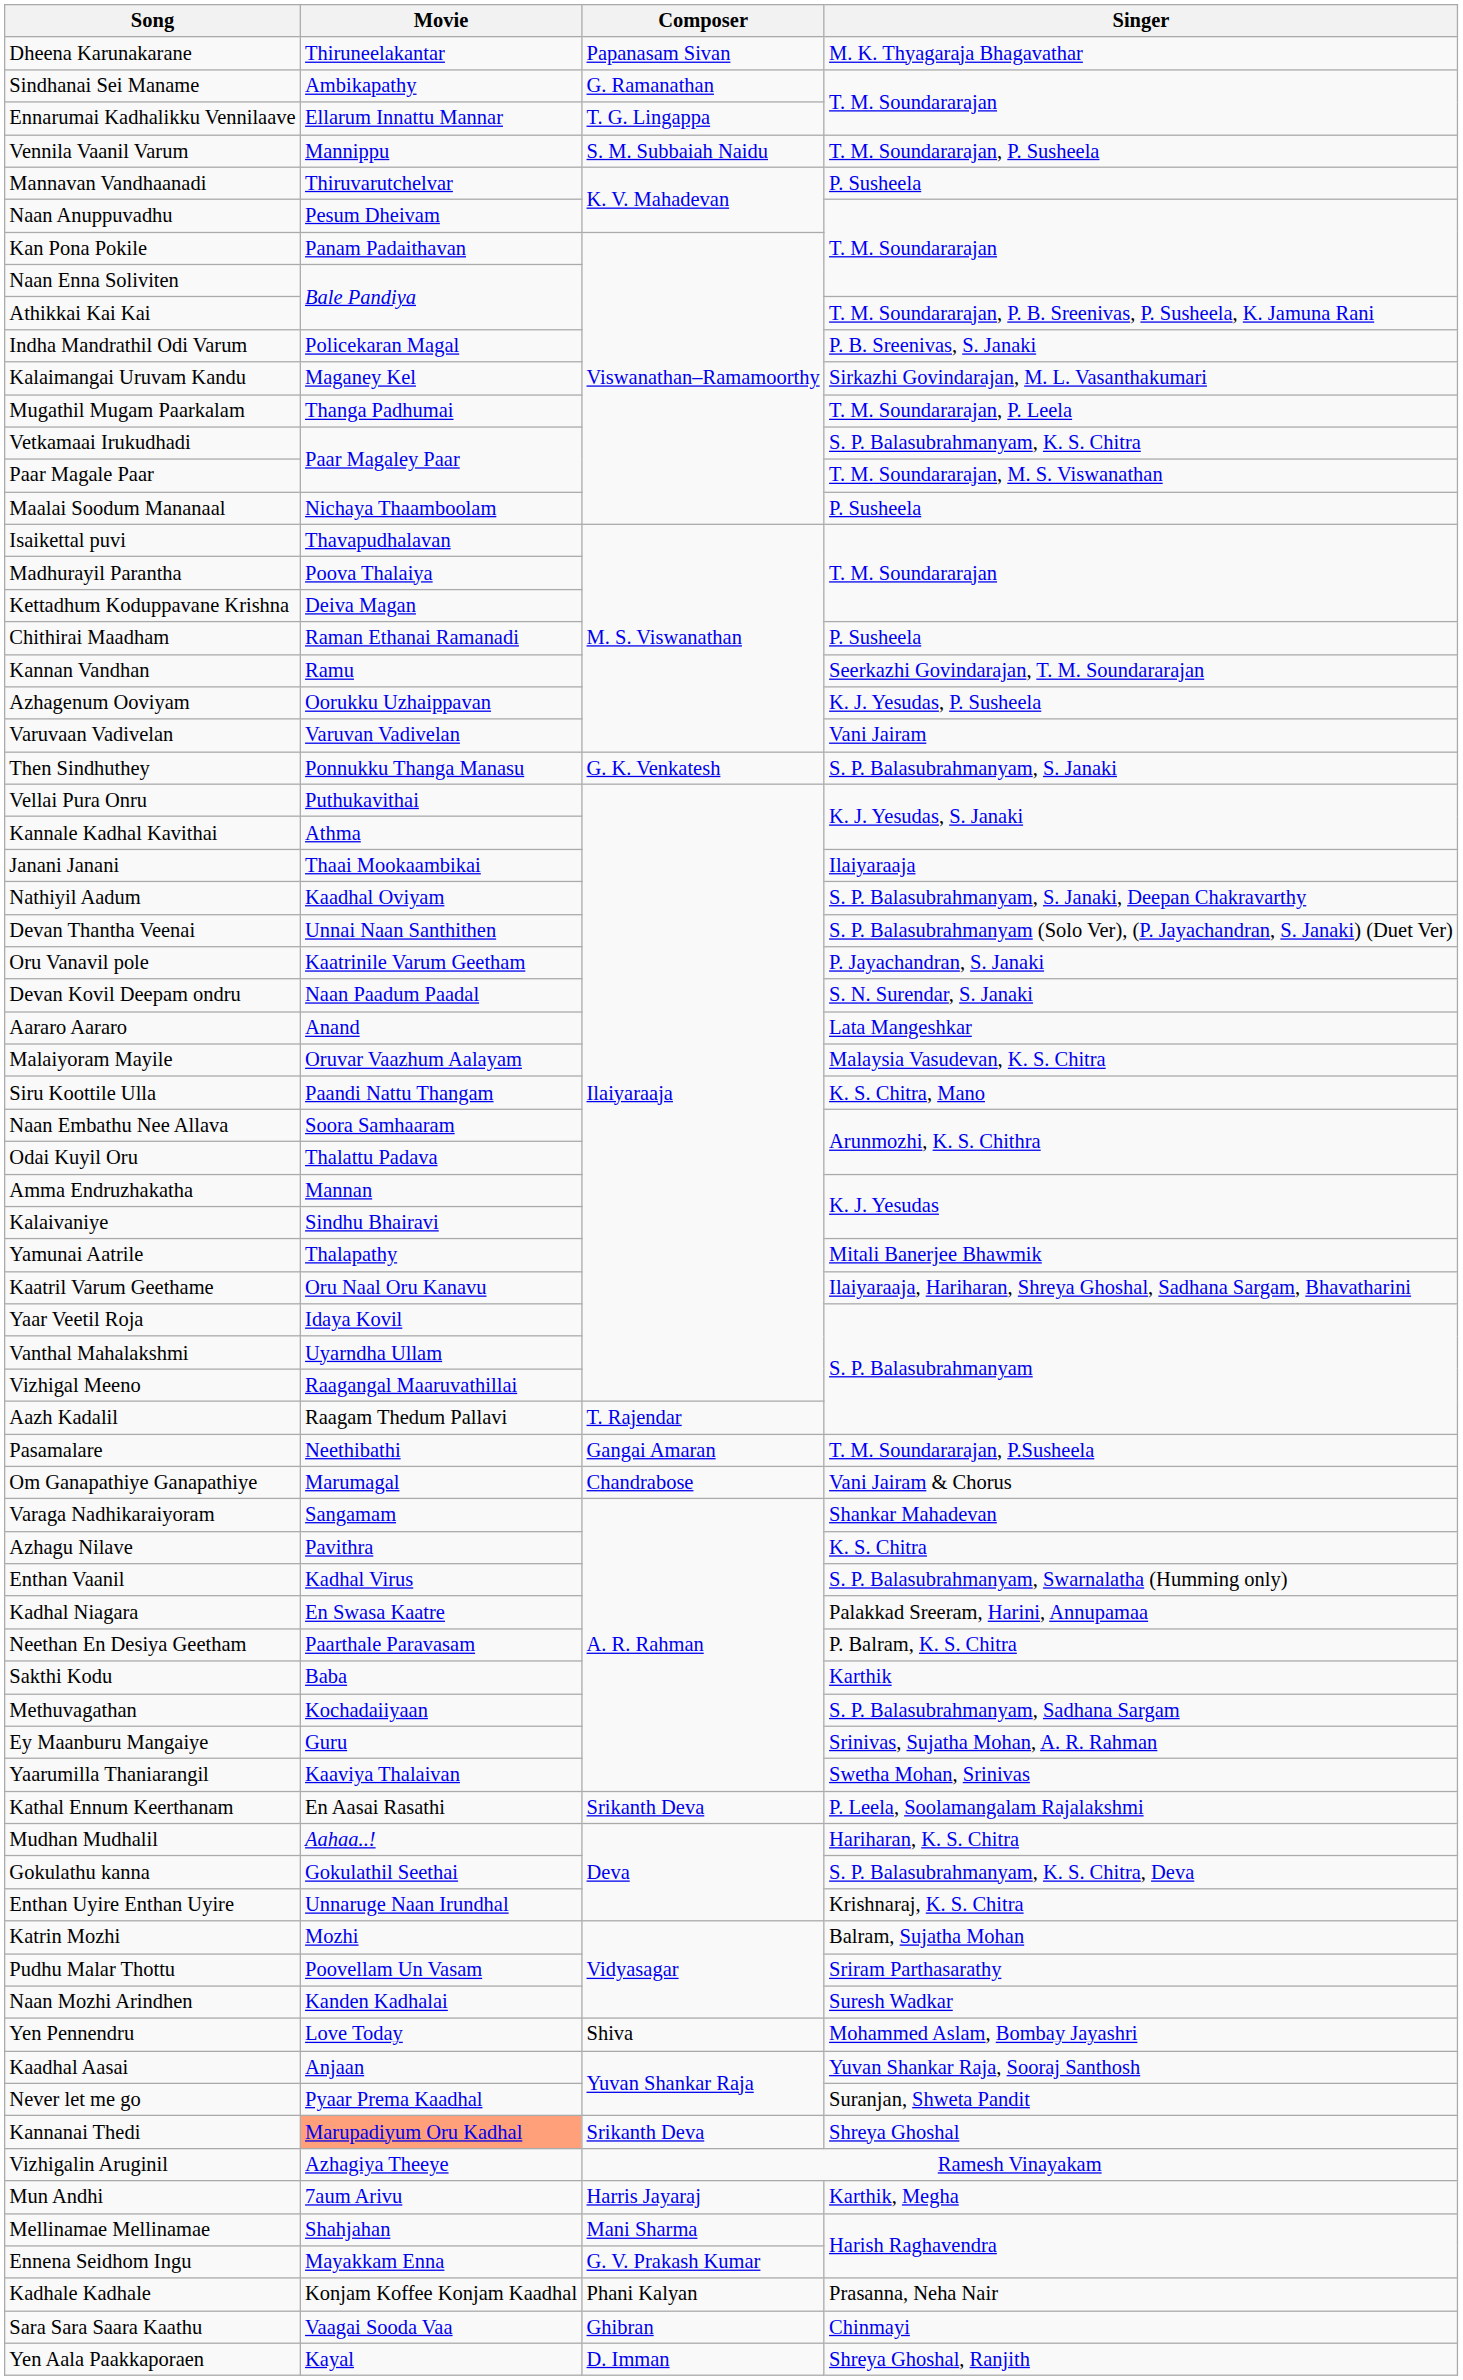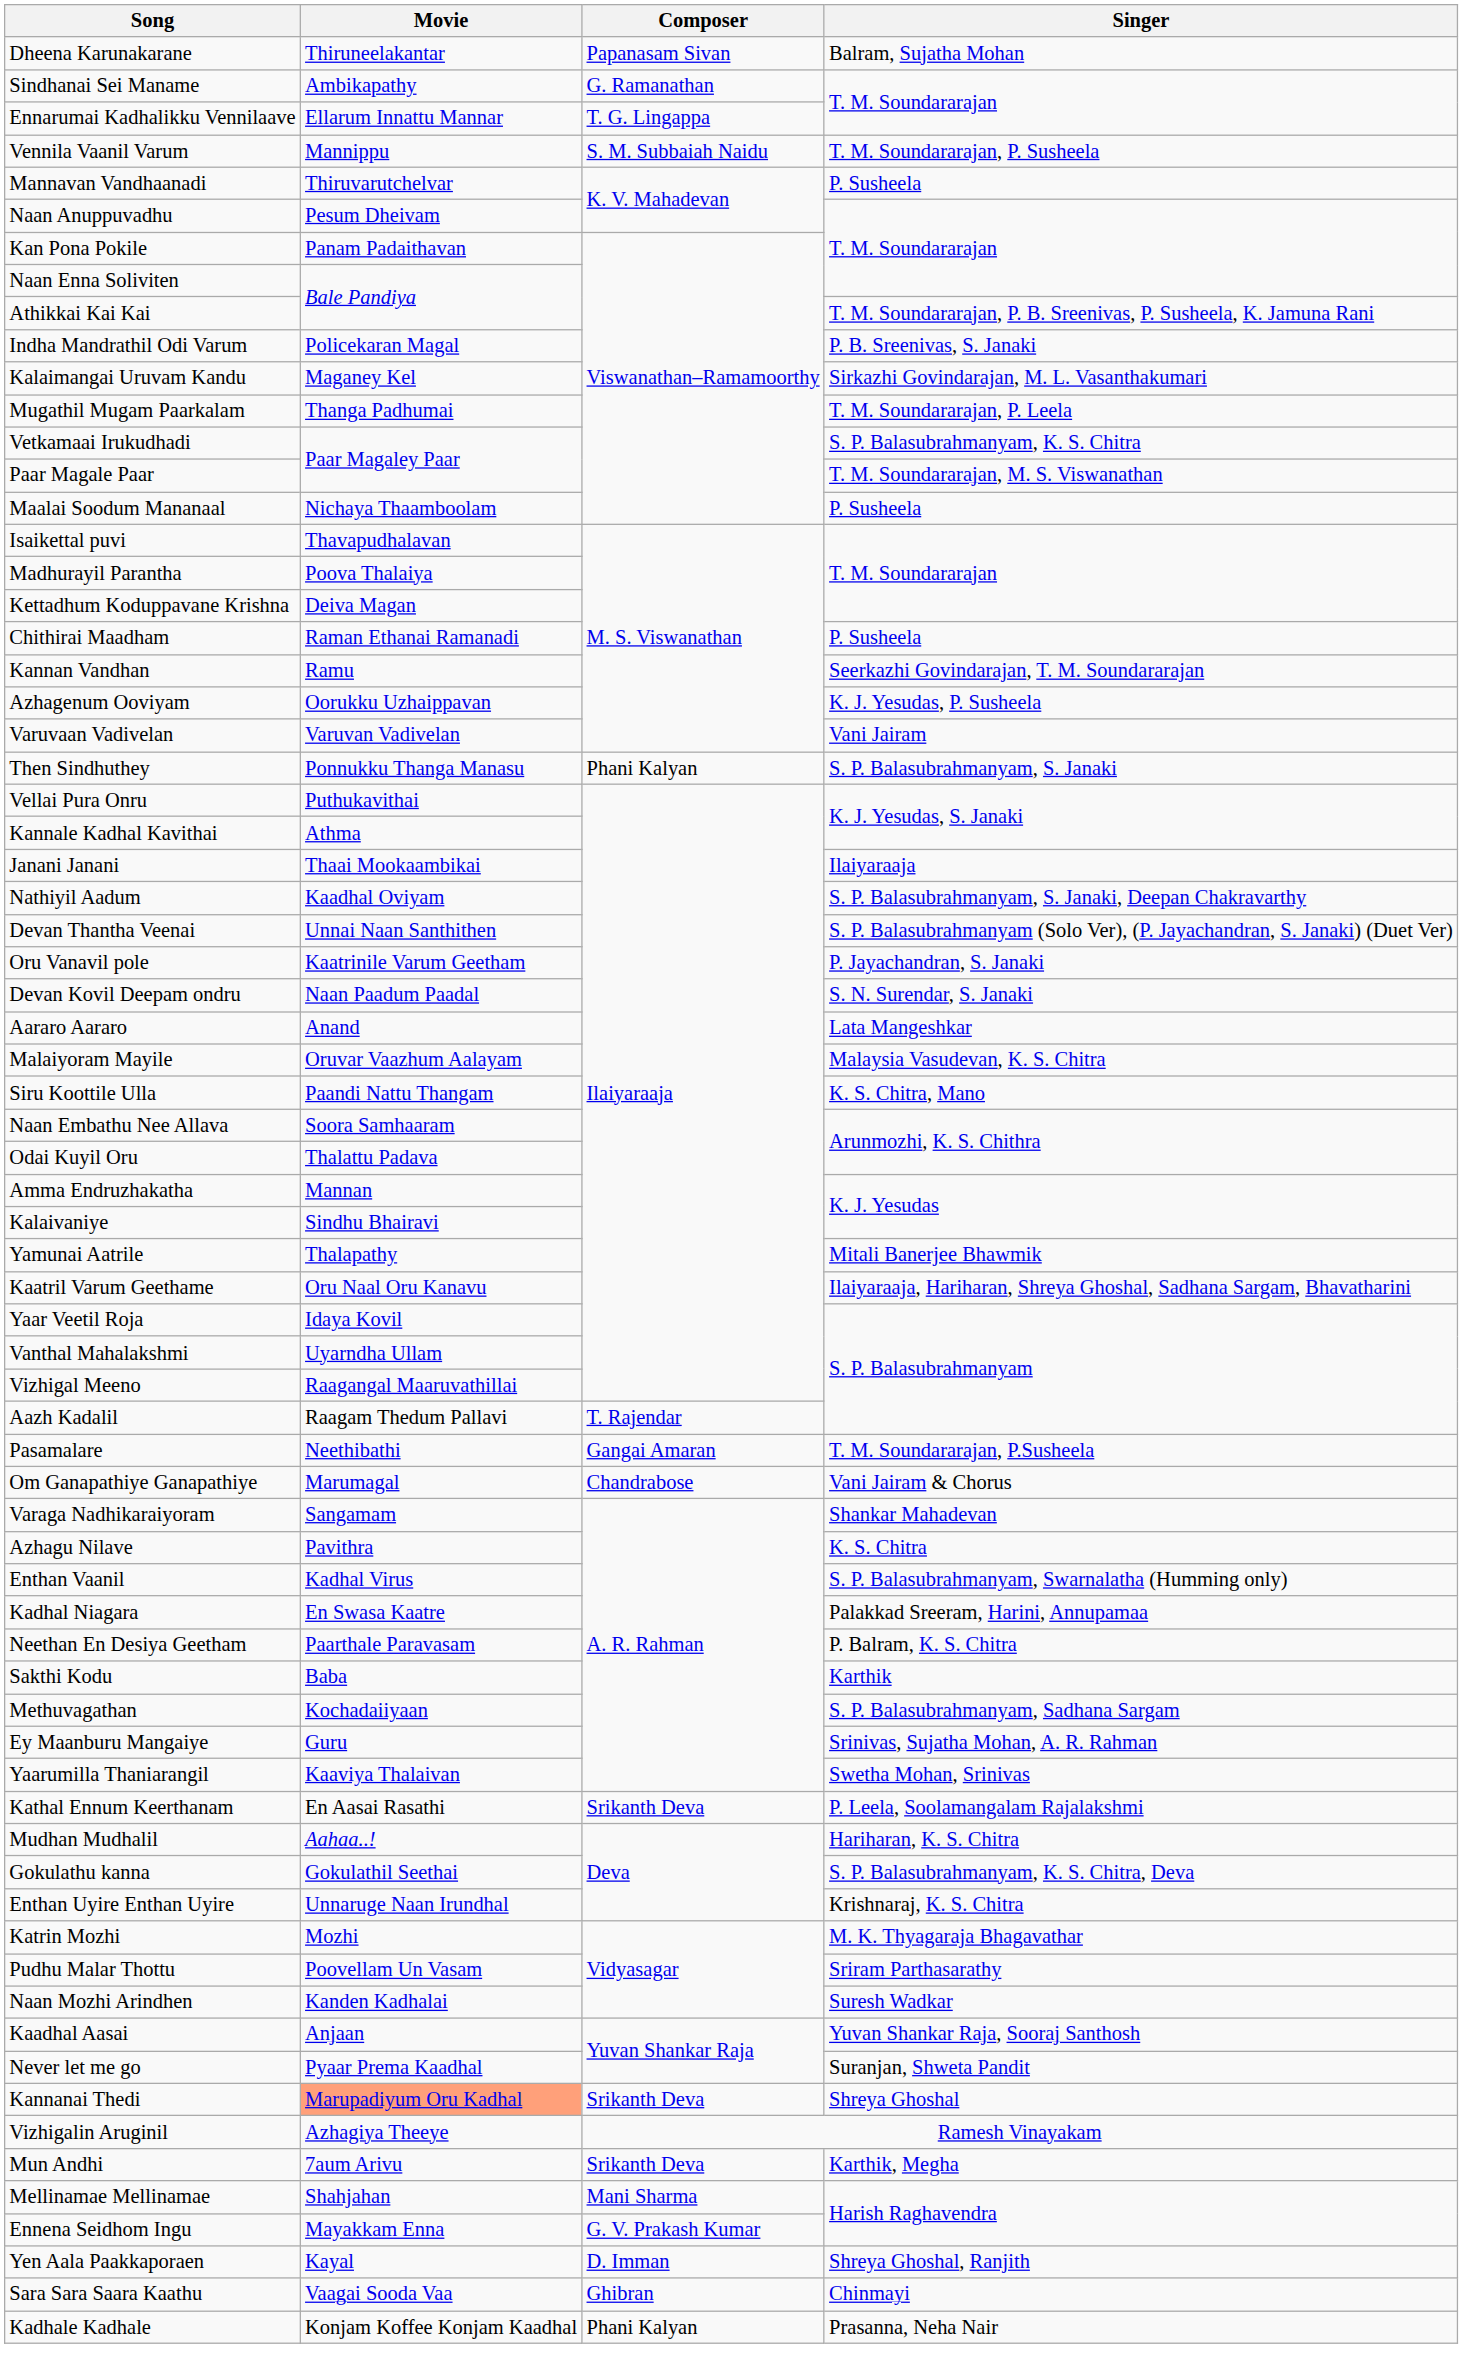(956, 53) M. K. Thyagaraja Bhagavathar -> (927, 53) Balram, Sujatha Mohan
(653, 767) G. K. Venkatesh -> (642, 767) Phani Kalyan
(927, 1937) Balram, Sujatha Mohan -> (956, 1937) M. K. Thyagaraja Bhagavathar
- row: (72, 2034)
(644, 2196) Harris Jayaraj -> (645, 2164) Srikanth Deva
rows swapped: (107, 2359) <-> (80, 2294)
